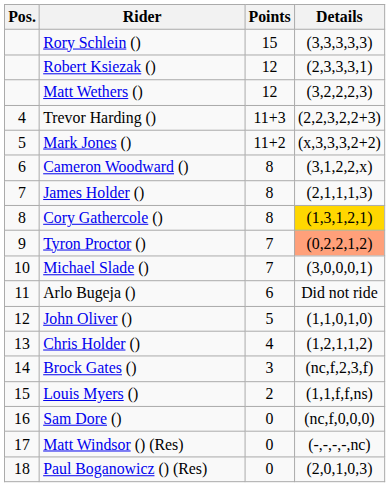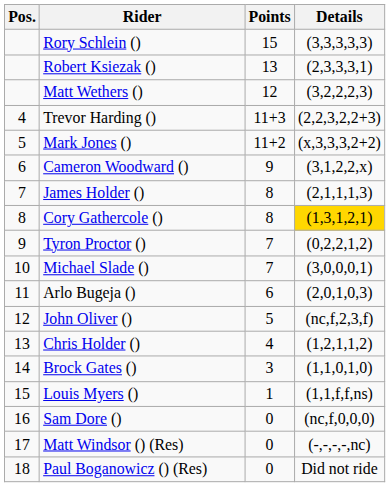(270, 67) 12 -> (270, 67) 13
(270, 167) 8 -> (270, 167) 9
(339, 243) lightsalmon background -> (339, 243) no background
(339, 293) Did not ride -> (339, 293) (2,0,1,0,3)
(339, 318) (1,1,0,1,0) -> (339, 318) (nc,f,2,3,f)
(339, 368) (nc,f,2,3,f) -> (339, 368) (1,1,0,1,0)
(270, 393) 2 -> (270, 393) 1
(339, 469) (2,0,1,0,3) -> (339, 469) Did not ride
